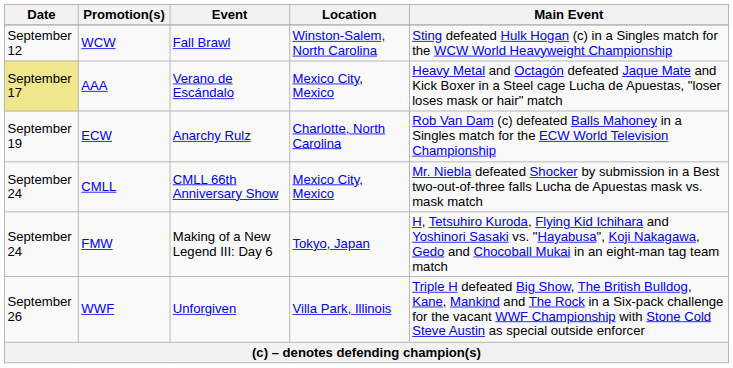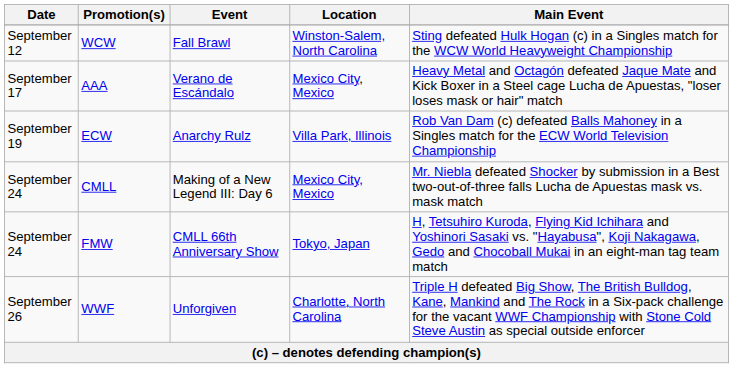(40, 86) khaki background -> (40, 86) no background
(339, 136) Charlotte, North Carolina -> (342, 136) Villa Park, Illinois
(226, 186) CMLL 66th Anniversary Show -> (223, 186) Making of a New Legend III: Day 6
(223, 244) Making of a New Legend III: Day 6 -> (226, 244) CMLL 66th Anniversary Show
(342, 309) Villa Park, Illinois -> (339, 309) Charlotte, North Carolina
